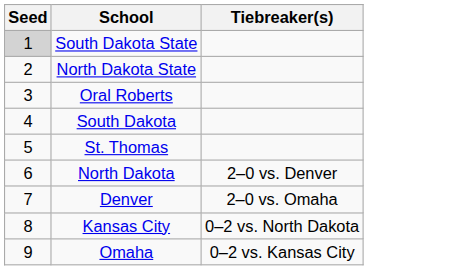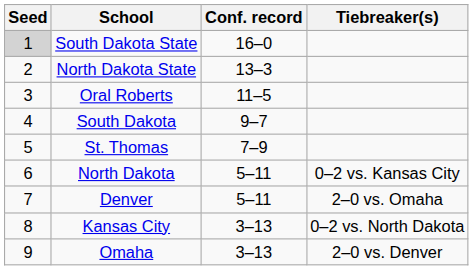+ column: (254, 18)
(282, 174) 2–0 vs. Denver -> (387, 174) 0–2 vs. Kansas City
(282, 252) 0–2 vs. Kansas City -> (387, 252) 2–0 vs. Denver
